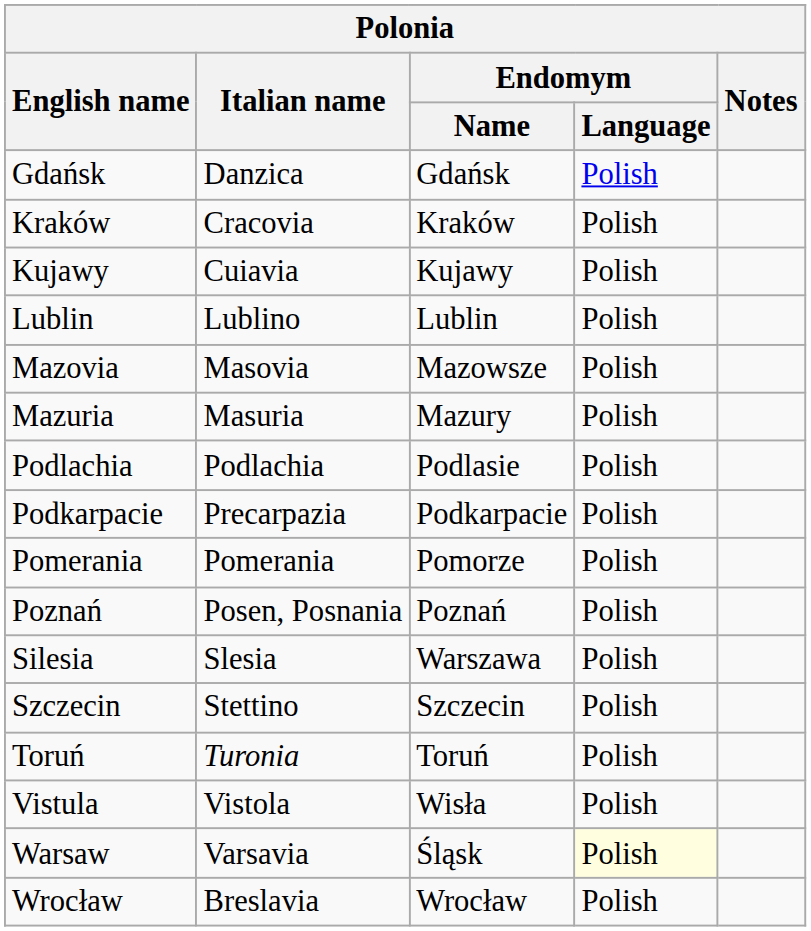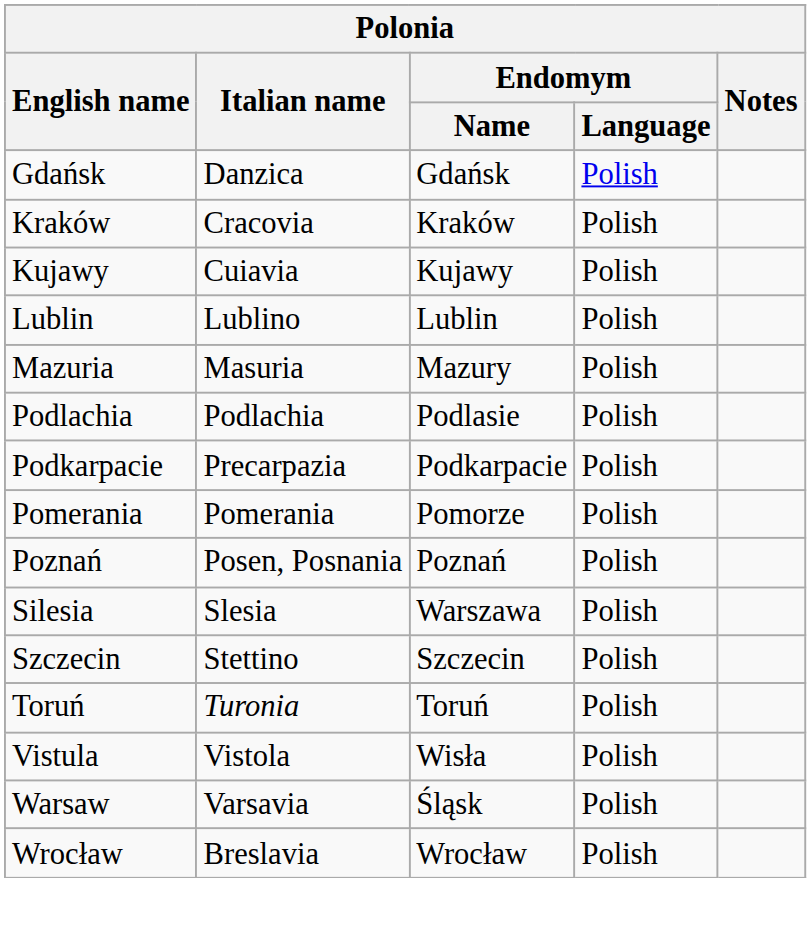- row: (65, 367)
(620, 852) lightyellow background -> (620, 804) no background
